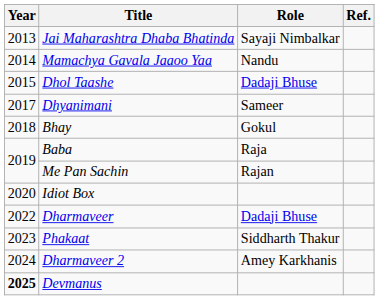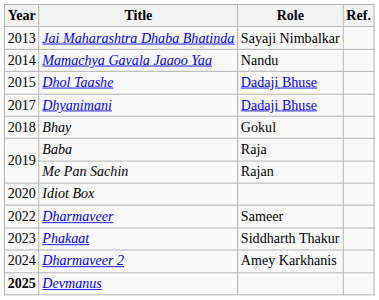(262, 104) Sameer -> (279, 104) Dadaji Bhuse
(279, 216) Dadaji Bhuse -> (262, 216) Sameer
